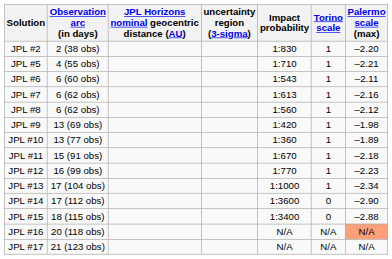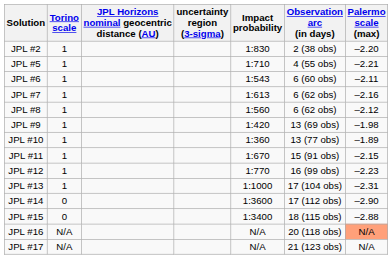columns swapped: (78, 23) <-> (328, 23)
(367, 156) –2.18 -> (367, 156) –2.15
(367, 186) –2.34 -> (367, 186) –2.31
